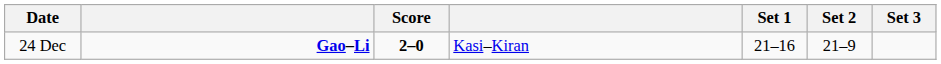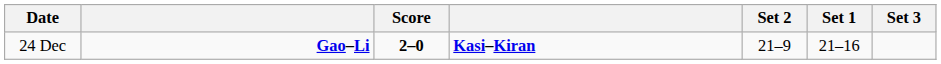columns swapped: (774, 18) <-> (839, 18)
(491, 45) normal -> (494, 45) bold
